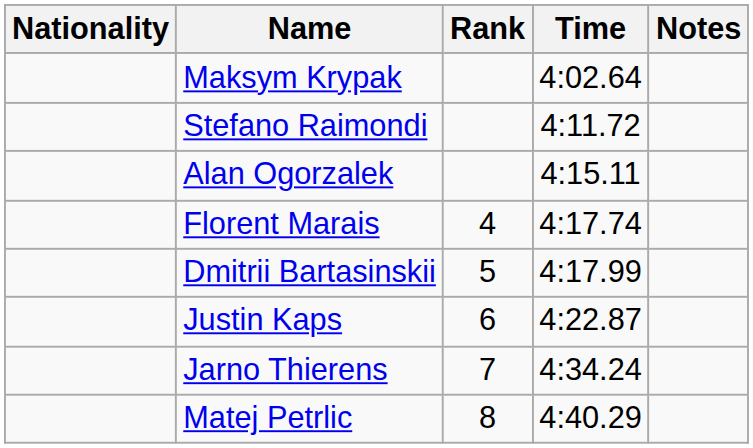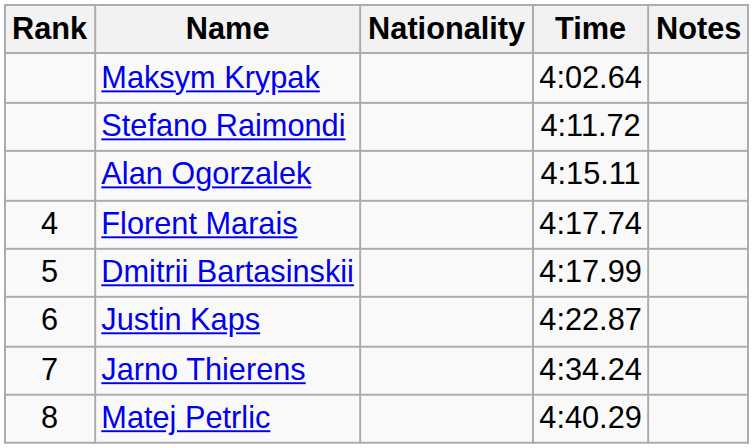columns swapped: (488, 28) <-> (91, 28)
